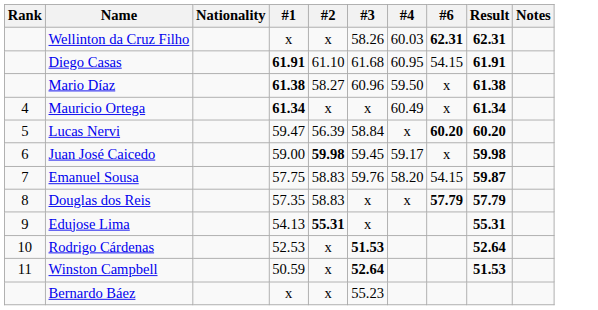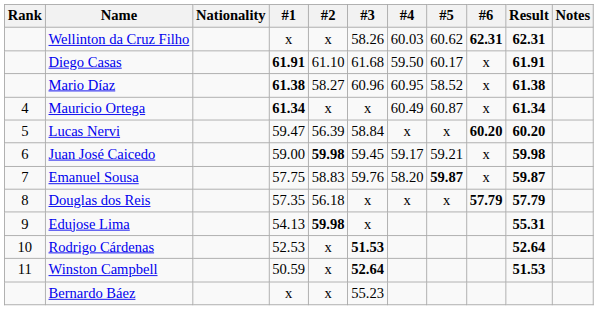+ column: (447, 16)
(407, 62) 60.95 -> (407, 62) 59.50
(447, 62) 54.15 -> (486, 62) x
(407, 85) 59.50 -> (407, 85) 60.95
(447, 177) 54.15 -> (486, 177) x
(328, 200) 58.83 -> (328, 200) 56.18
(328, 223) 55.31 -> (328, 223) 59.98
